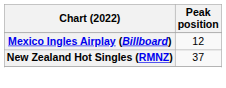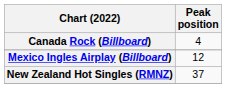+ row: (90, 41)
